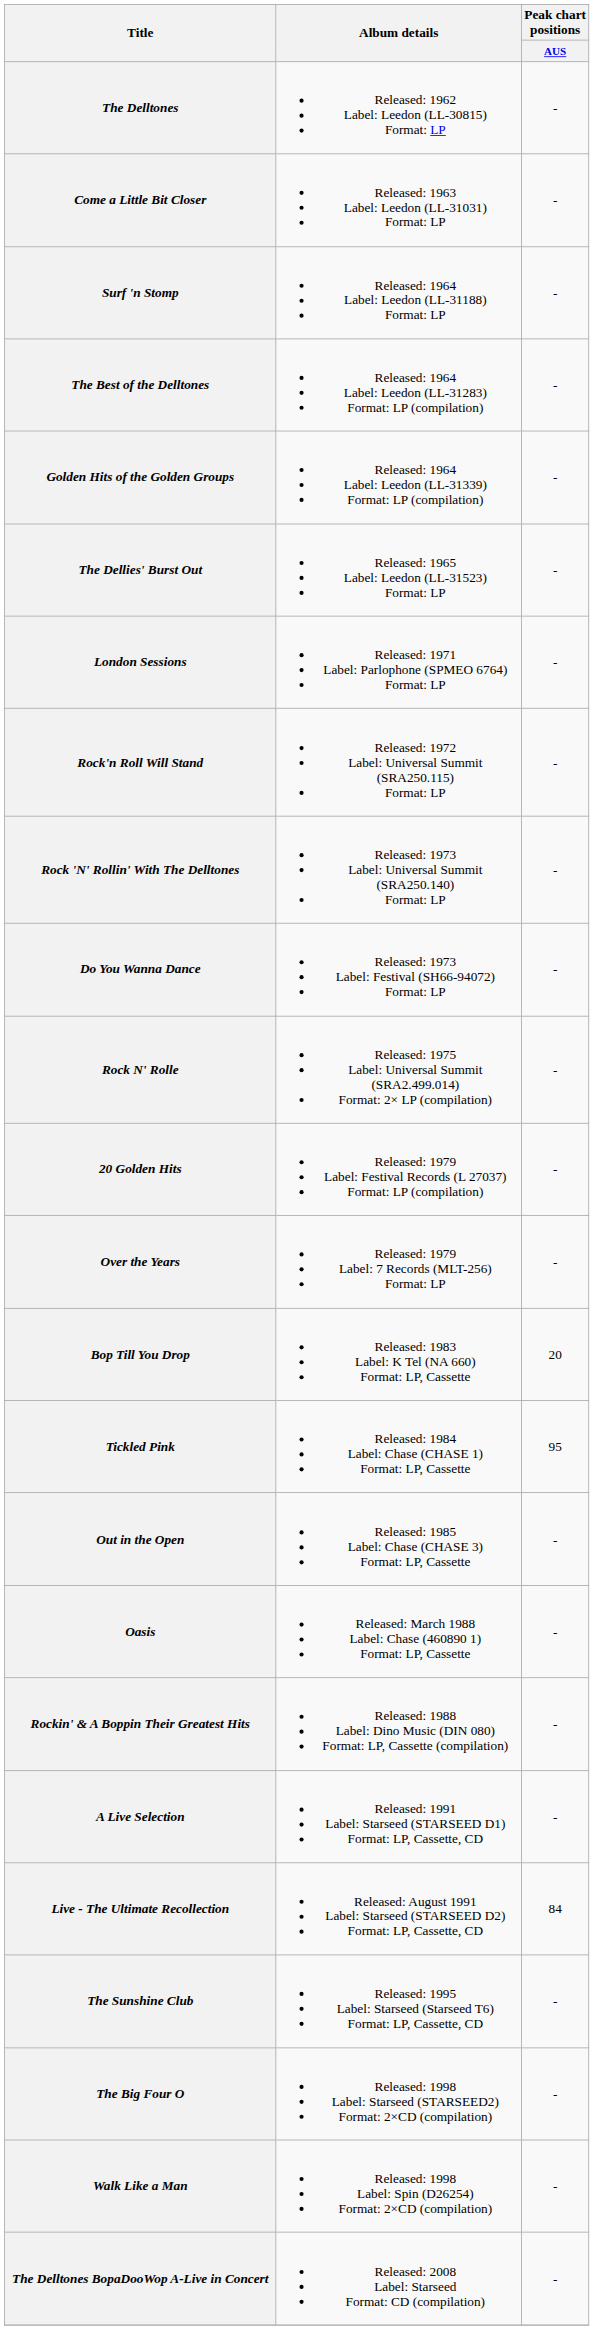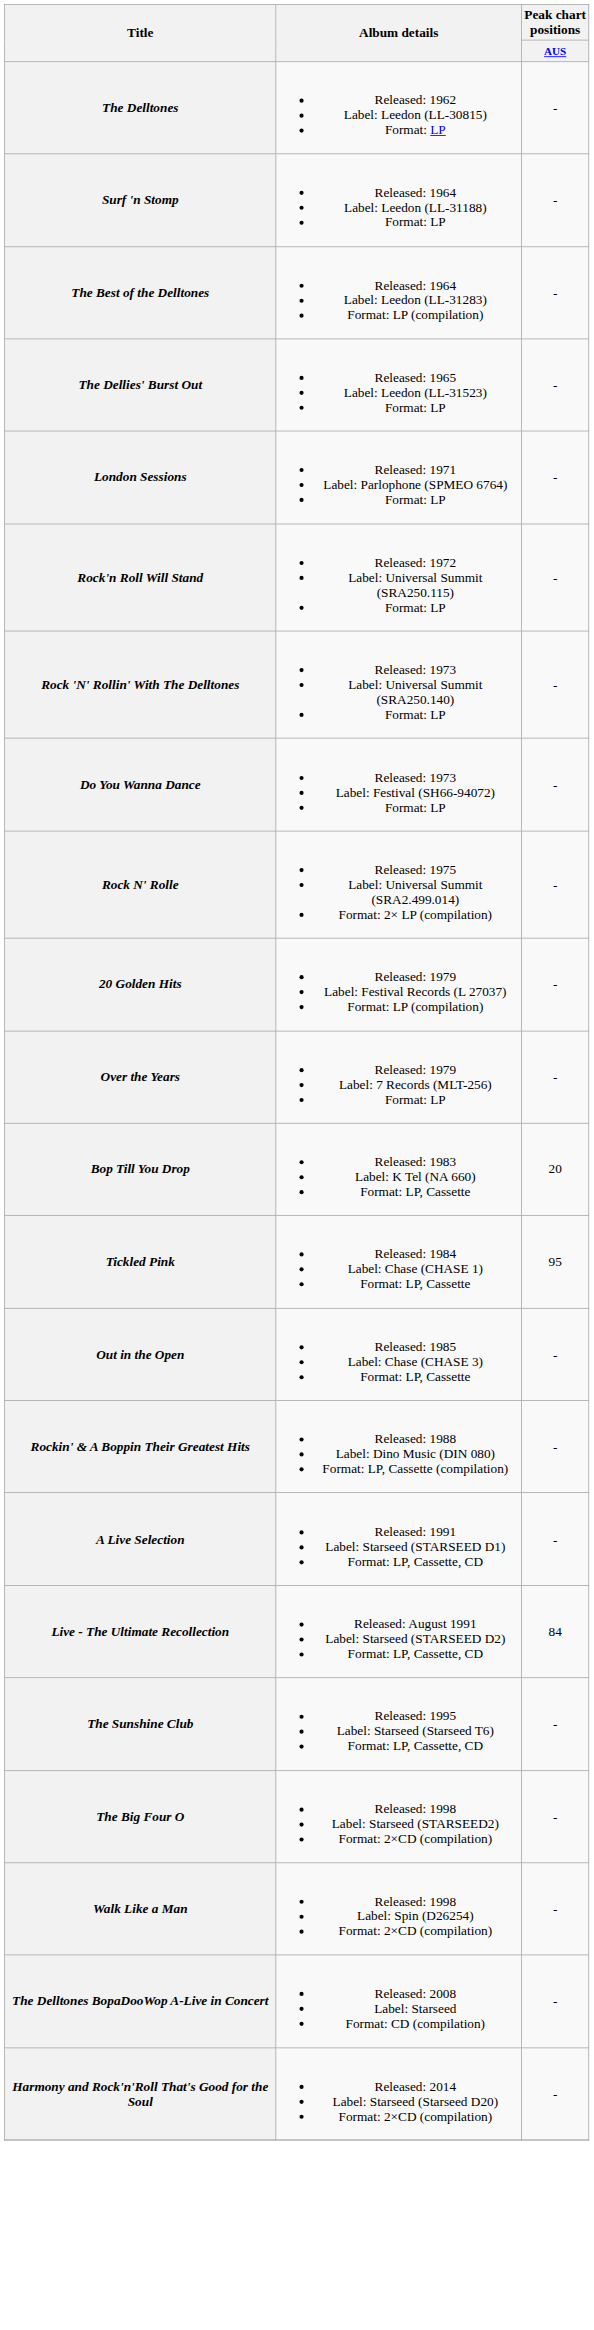- row: (140, 200)
- row: (140, 477)
- row: (140, 1631)
+ row: (140, 2093)
